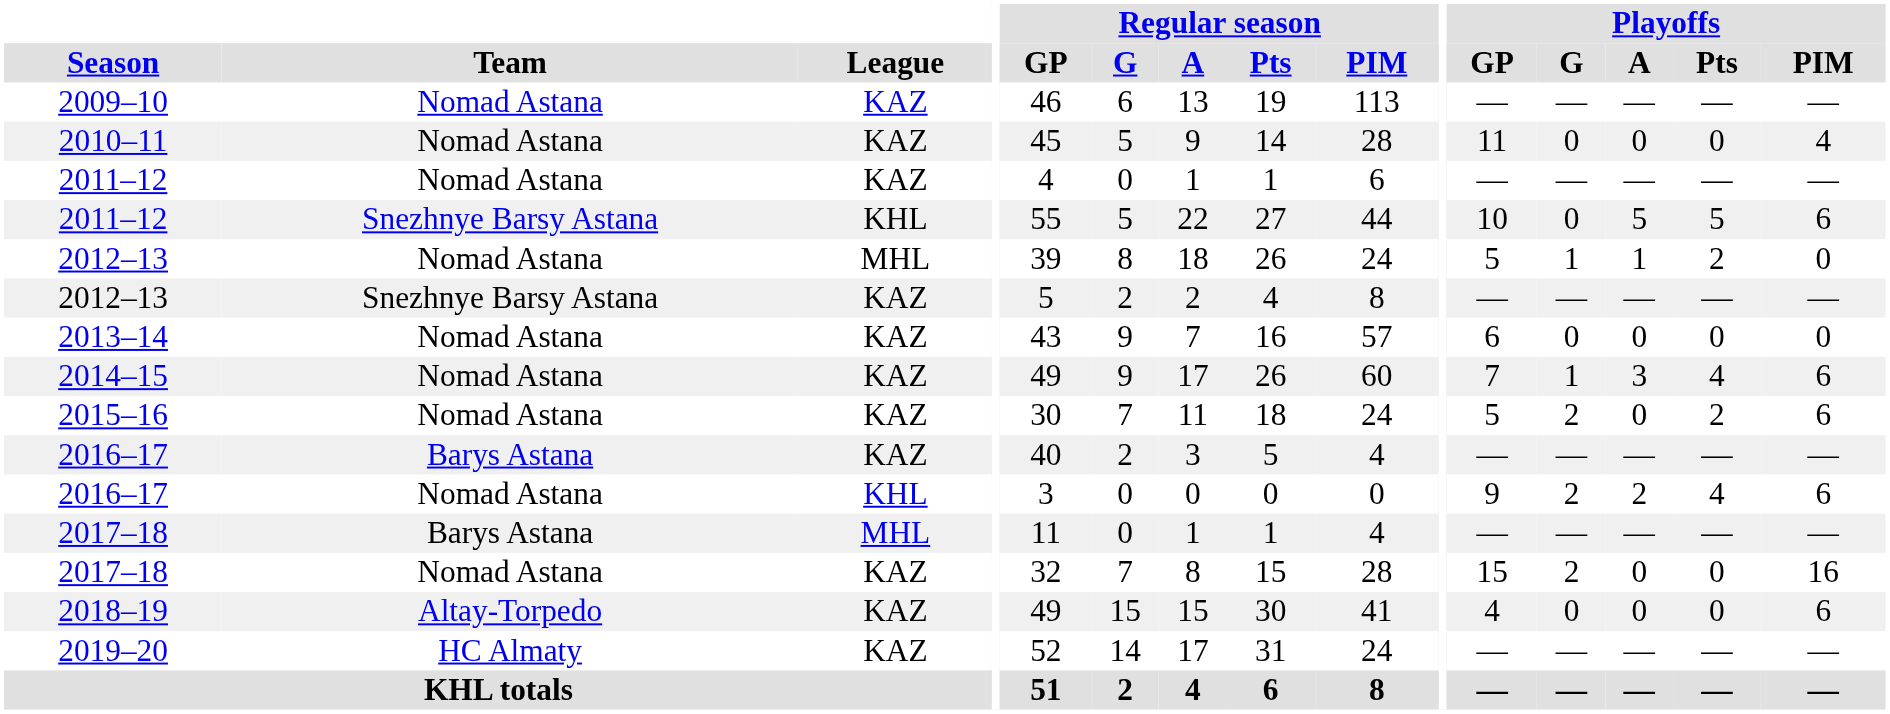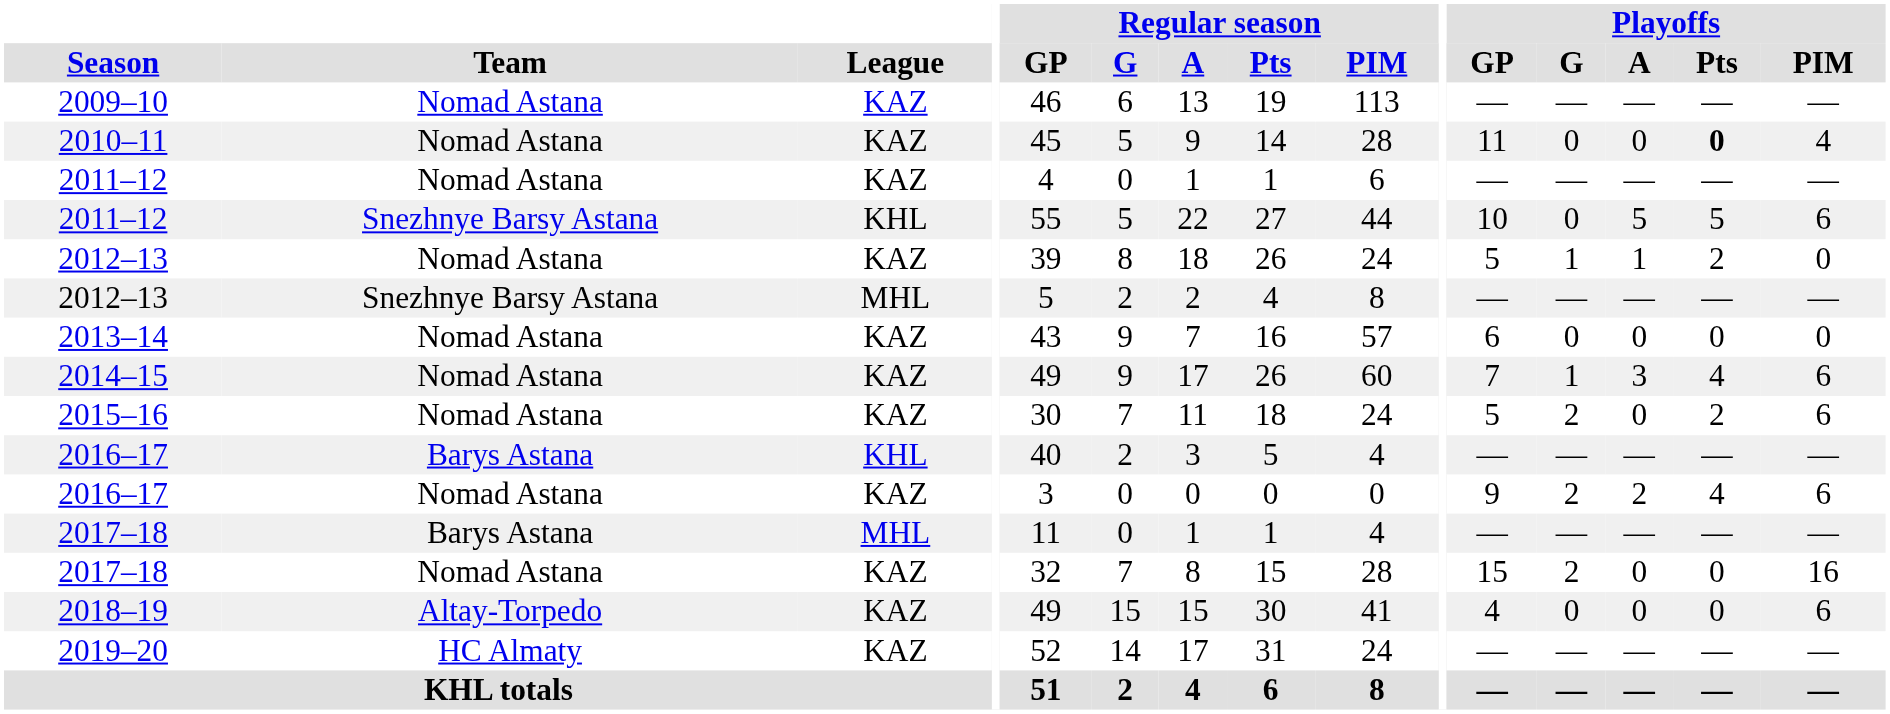(1717, 140) normal -> (1717, 140) bold
(895, 258) MHL -> (895, 258) KAZ
(895, 297) KAZ -> (895, 297) MHL
(895, 454) KAZ -> (895, 454) KHL
(895, 493) KHL -> (895, 493) KAZ
